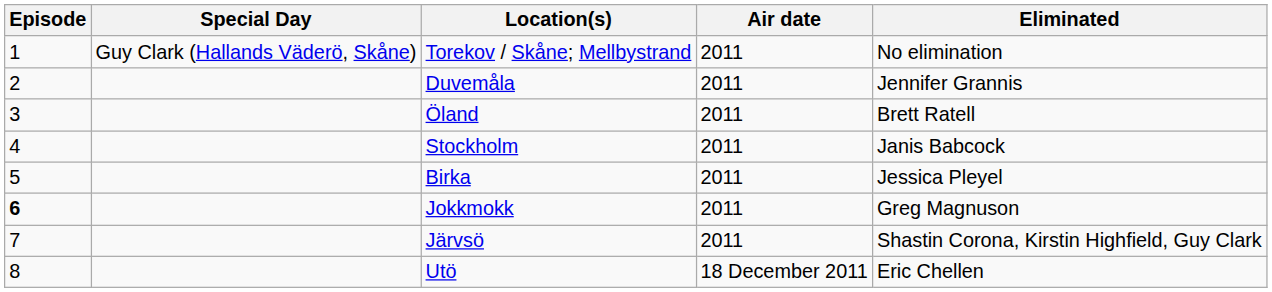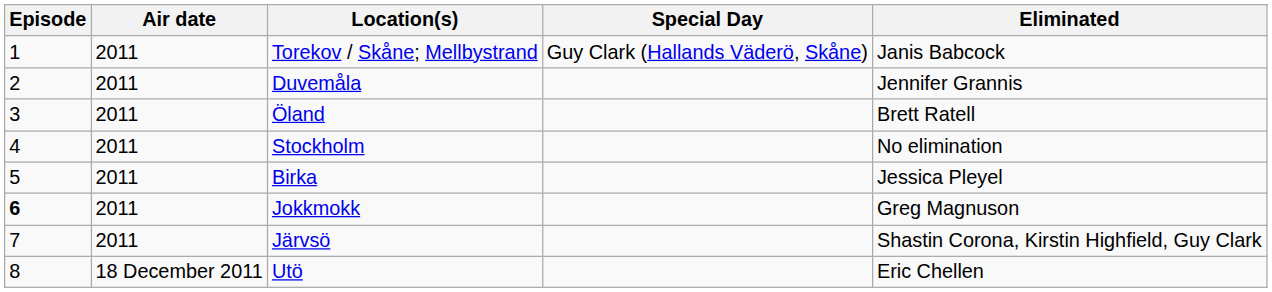columns swapped: (784, 20) <-> (256, 20)
(940, 51) No elimination -> (941, 51) Janis Babcock
(941, 146) Janis Babcock -> (940, 146) No elimination
